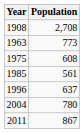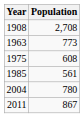- row: (17, 89)
